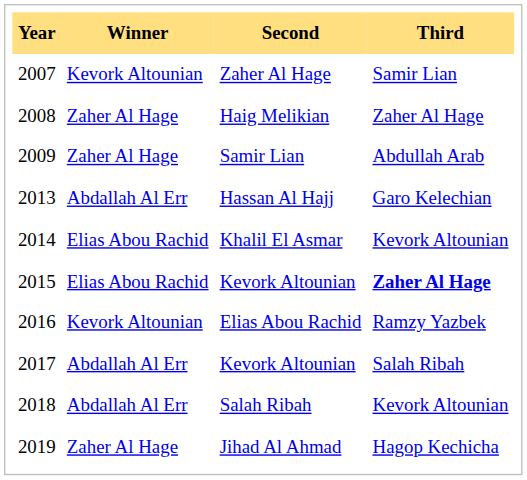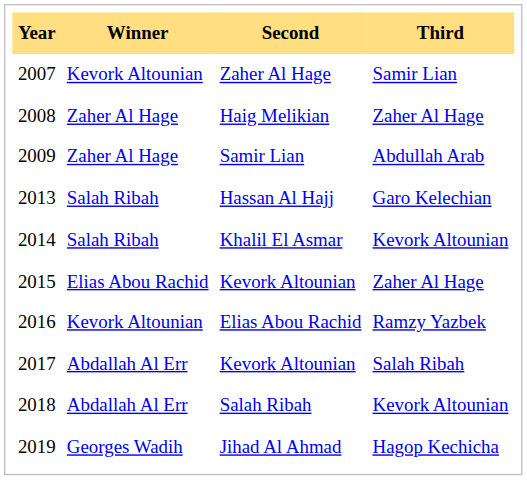(127, 198) Abdallah Al Err -> (113, 198) Salah Ribah
(138, 239) Elias Abou Rachid -> (113, 239) Salah Ribah
(432, 281) bold -> (428, 281) normal
(122, 446) Zaher Al Hage -> (125, 446) Georges Wadih
